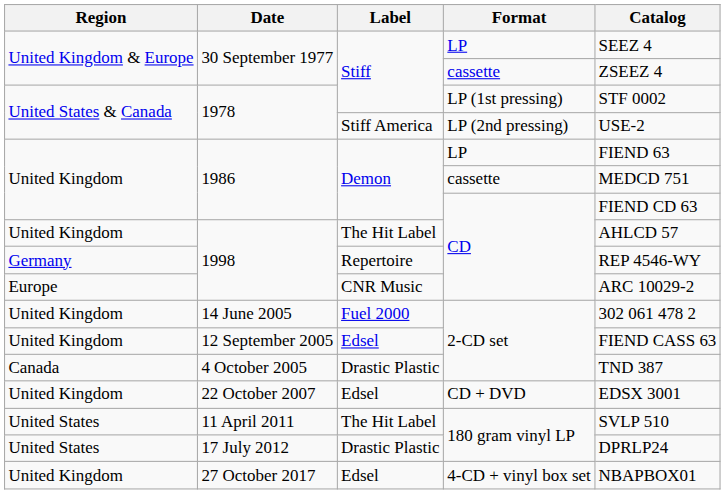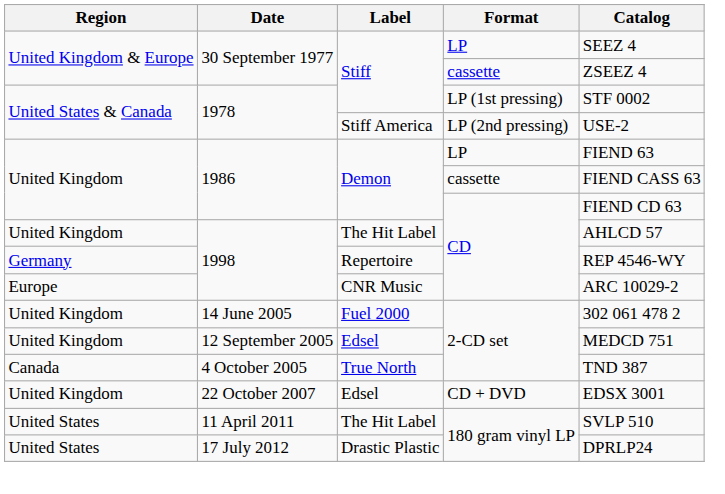(644, 179) MEDCD 751 -> (642, 179) FIEND CASS 63
(657, 340) FIEND CASS 63 -> (628, 340) MEDCD 751
(390, 367) Drastic Plastic -> (379, 367) True North
- row: (258, 475)
